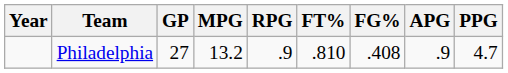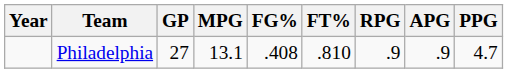columns swapped: (377, 20) <-> (272, 20)
(226, 52) 13.2 -> (226, 52) 13.1
